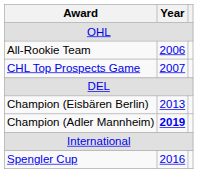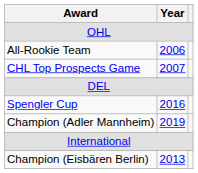rows swapped: (78, 104) <-> (42, 159)
(172, 123) bold -> (172, 123) normal
